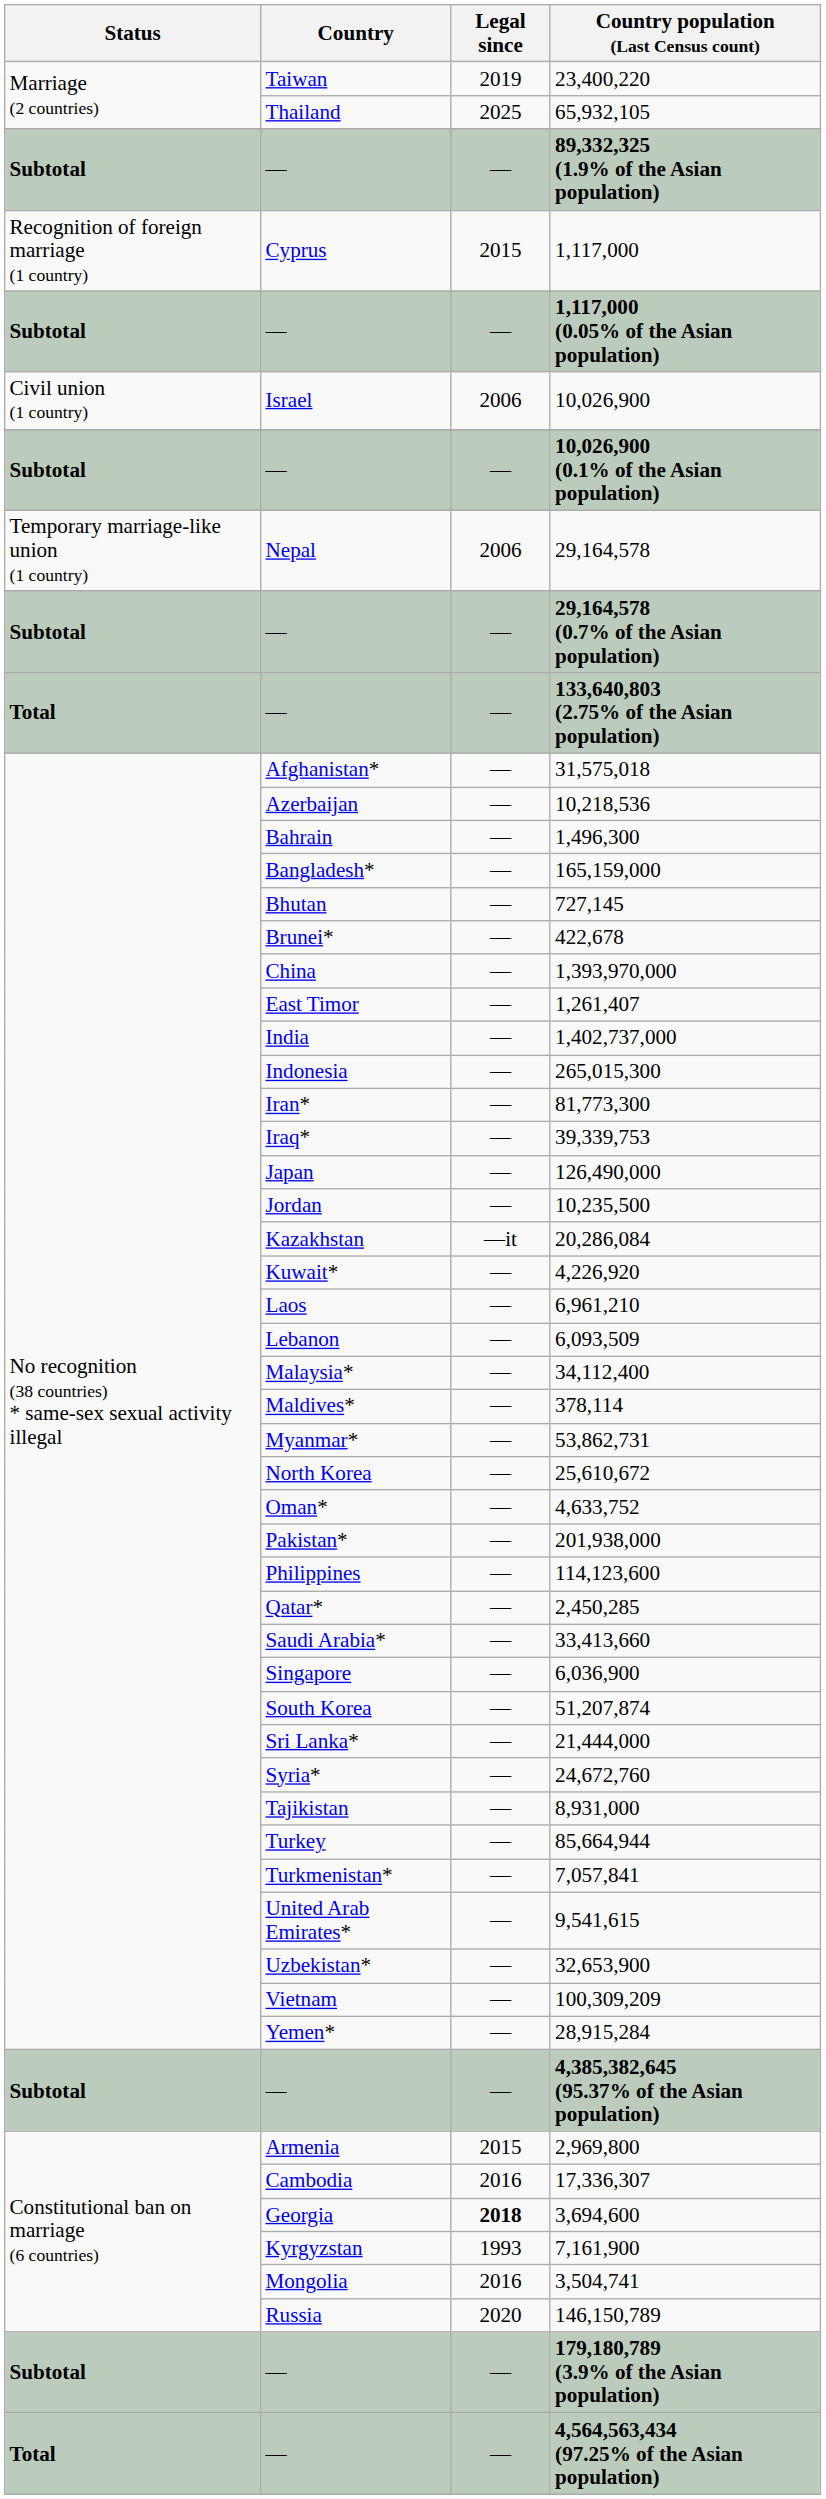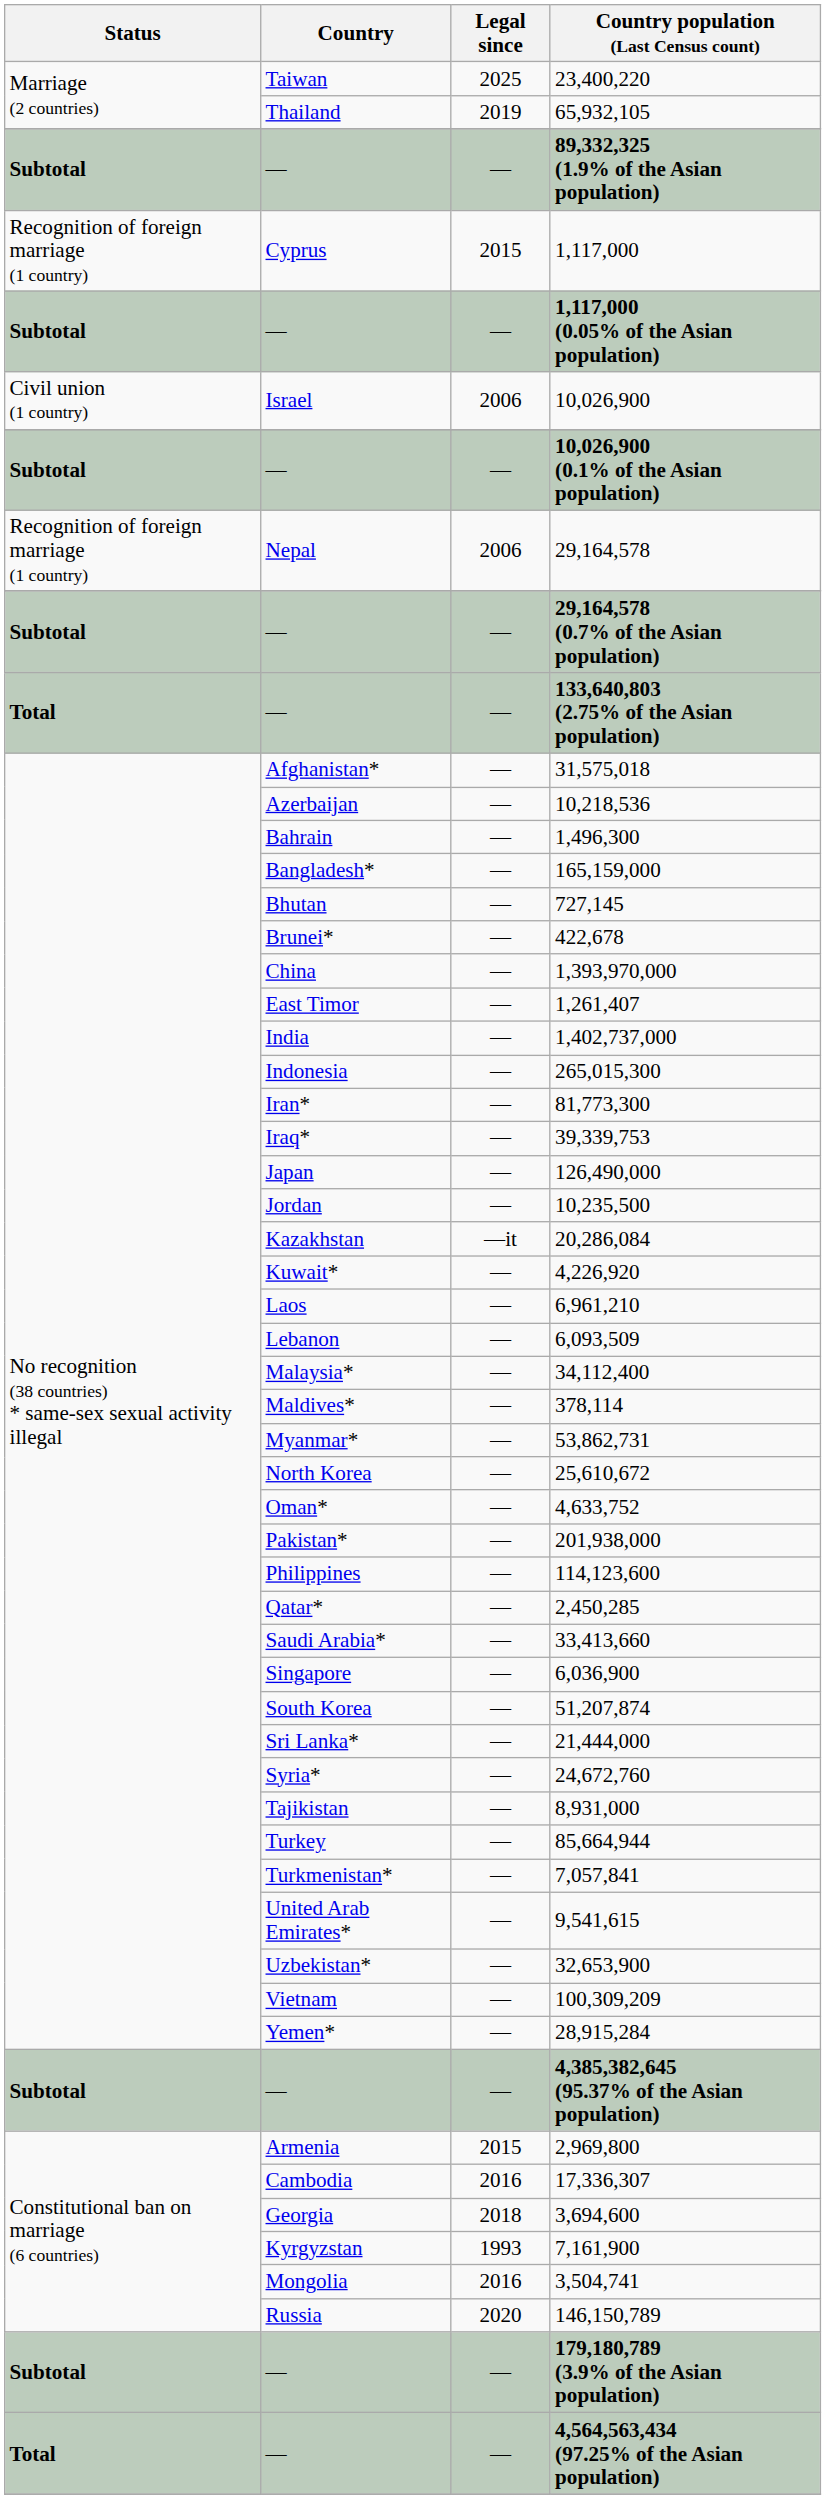(501, 78) 2019 -> (501, 78) 2025
(501, 111) 2025 -> (501, 111) 2019
(115, 550) Temporary marriage-like union (1 country) -> (106, 550) Recognition of foreign marriage (1 country)
(501, 2214) bold -> (501, 2214) normal
